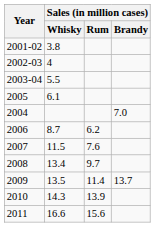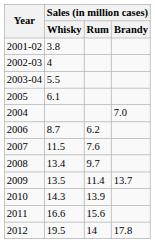+ row: (17, 230)
